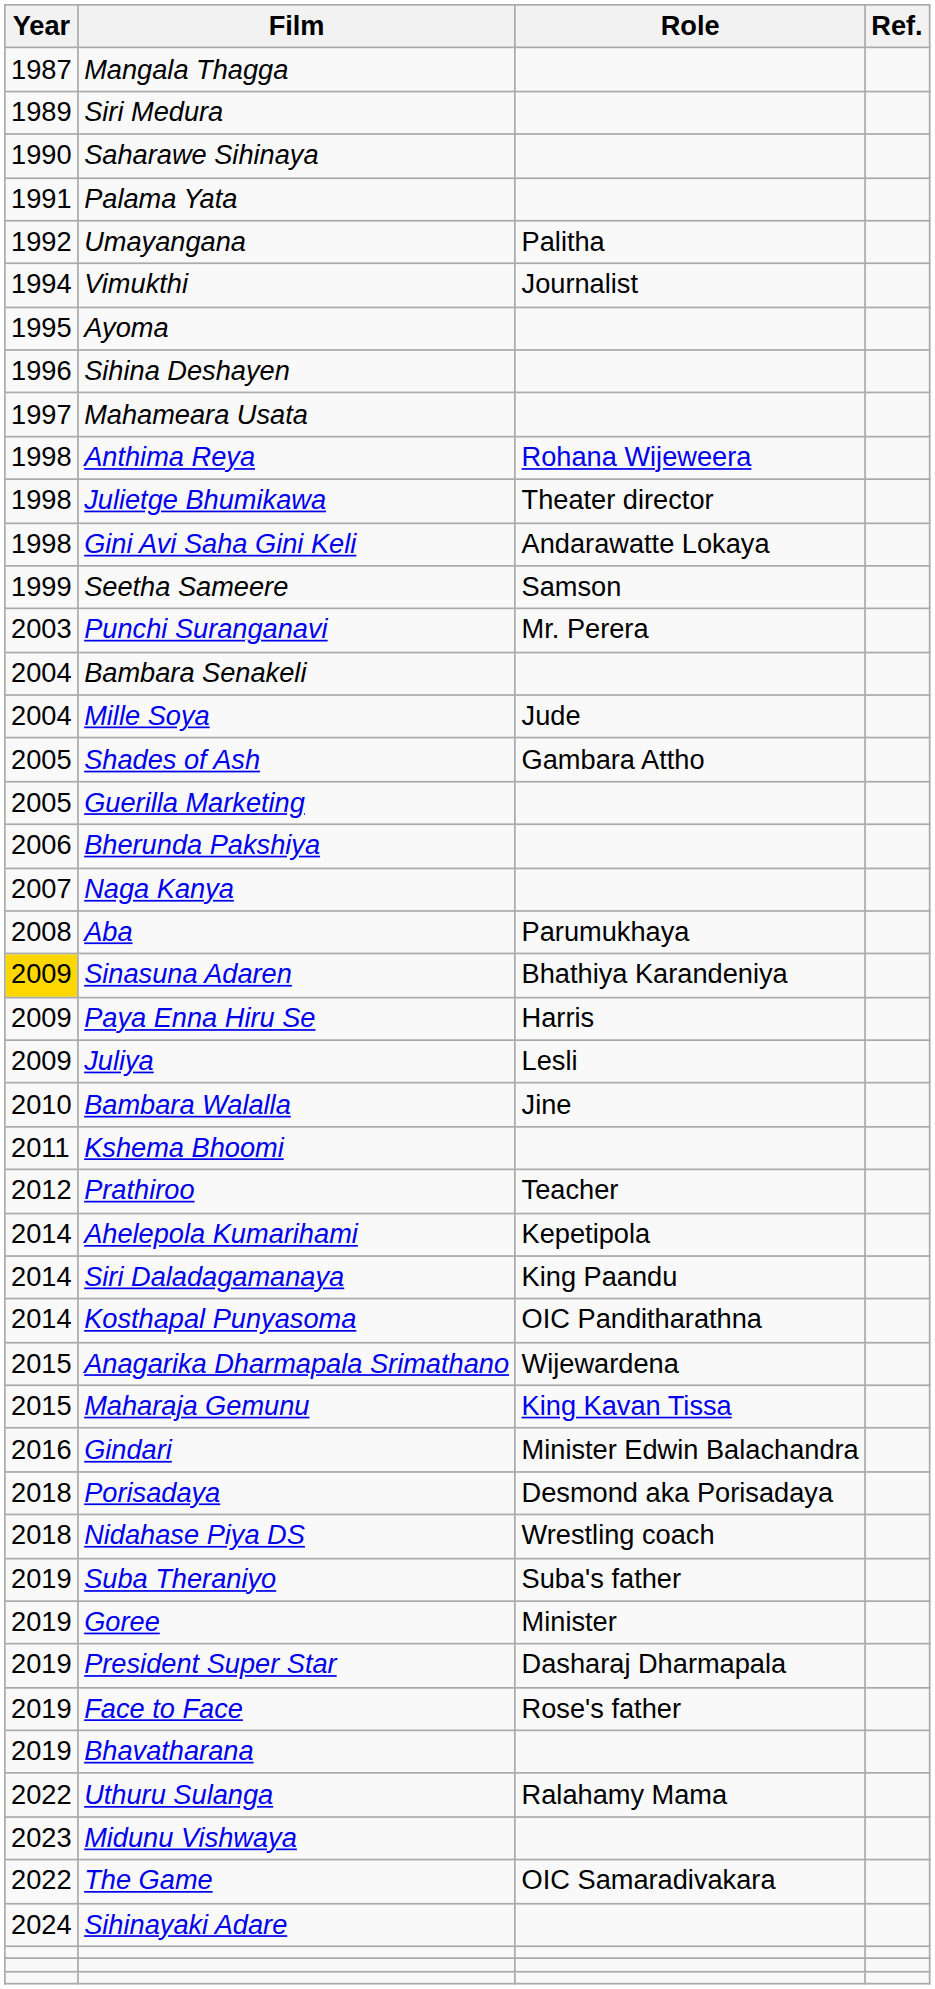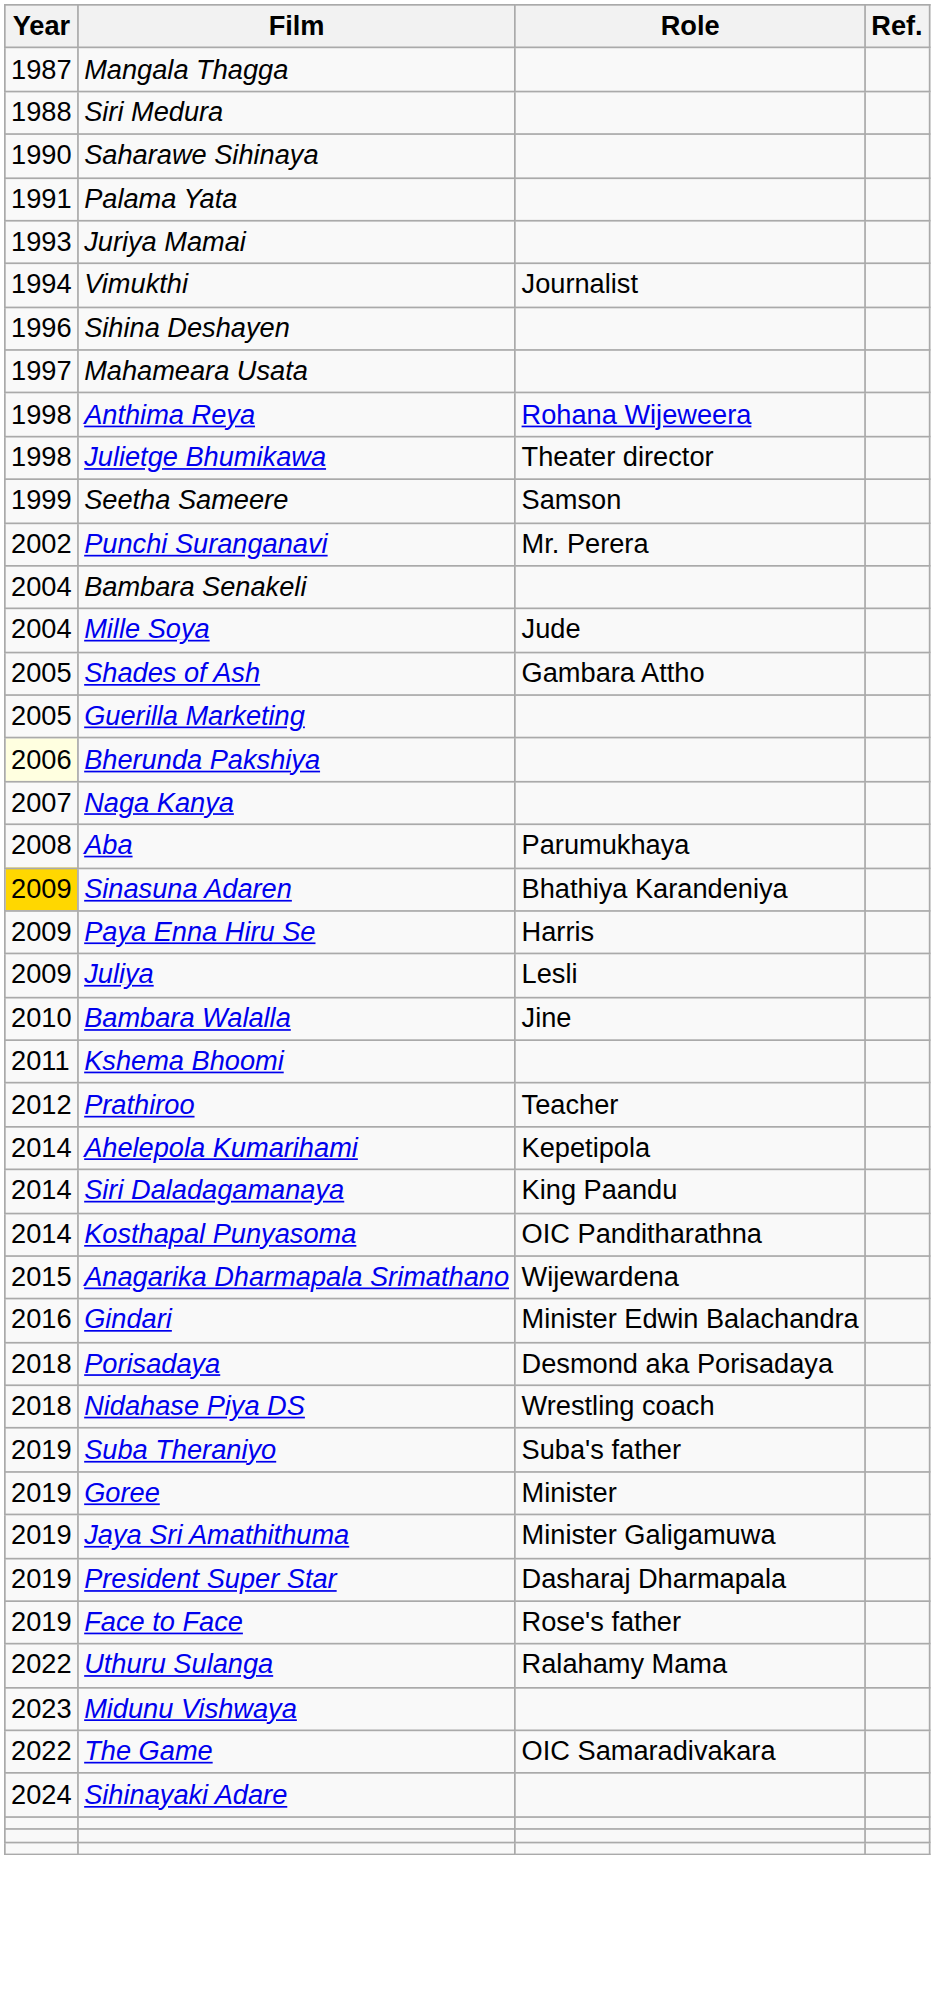(41, 112) 1989 -> (41, 112) 1988
- row: (165, 241)
+ row: (165, 241)
- row: (126, 328)
- row: (220, 543)
(41, 629) 2003 -> (41, 543) 2002
(41, 845) no background -> (41, 759) lightyellow background
- row: (197, 1406)
+ row: (217, 1535)
- row: (169, 1751)
